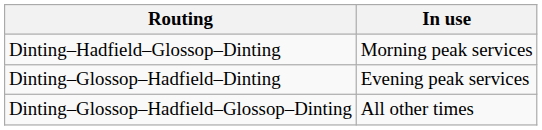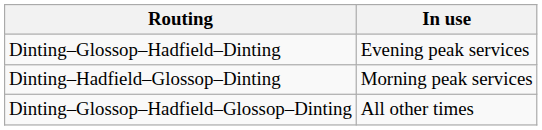rows swapped: (145, 49) <-> (145, 79)
